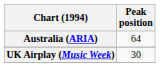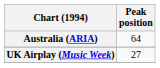(136, 54) 30 -> (136, 54) 27
